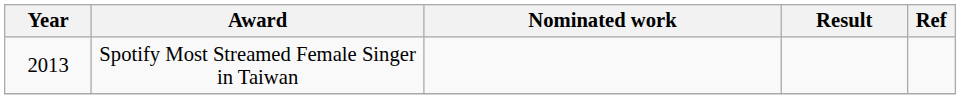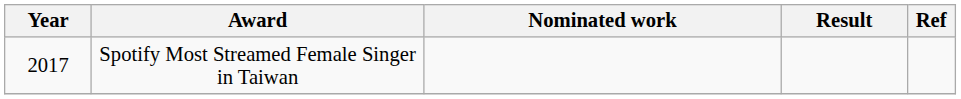(48, 65) 2013 -> (48, 65) 2017
